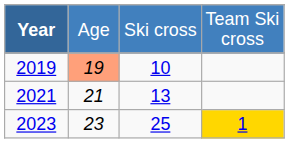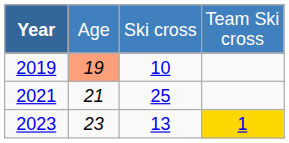(160, 96) 13 -> (160, 96) 25
(160, 124) 25 -> (160, 124) 13
